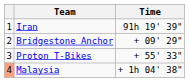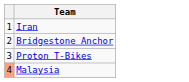- column: (150, 12)
